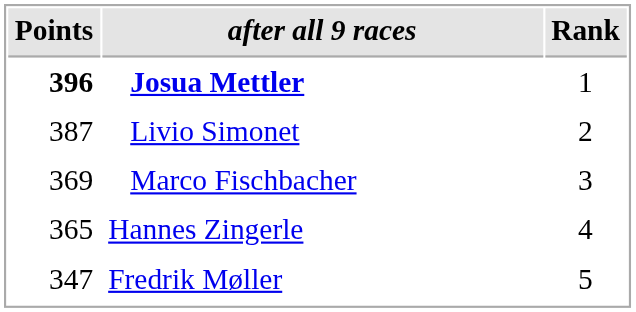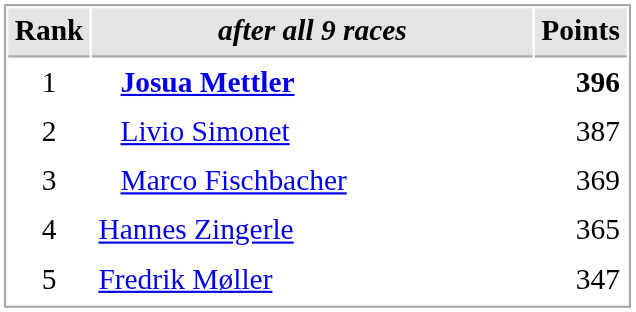columns swapped: (585, 31) <-> (54, 31)
